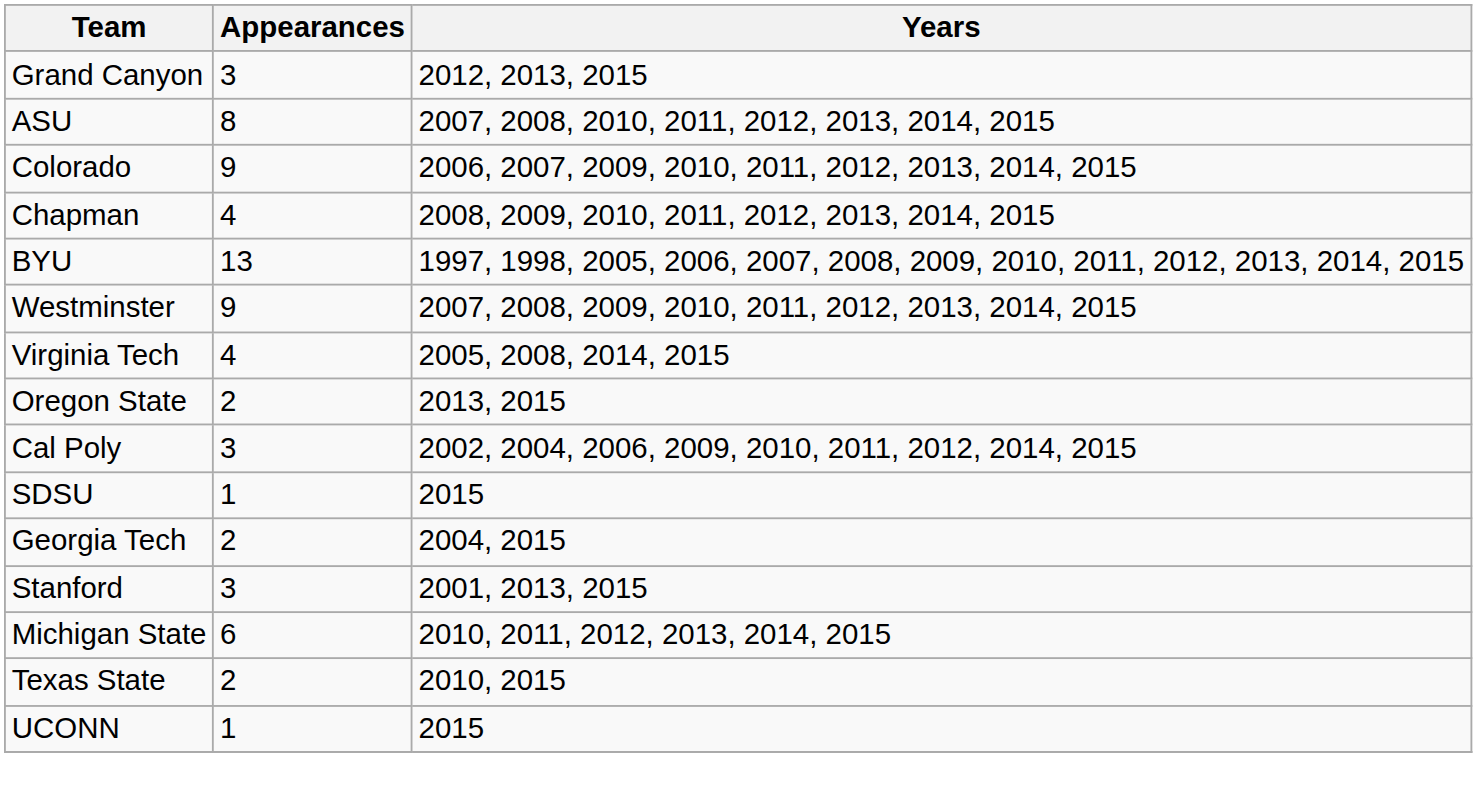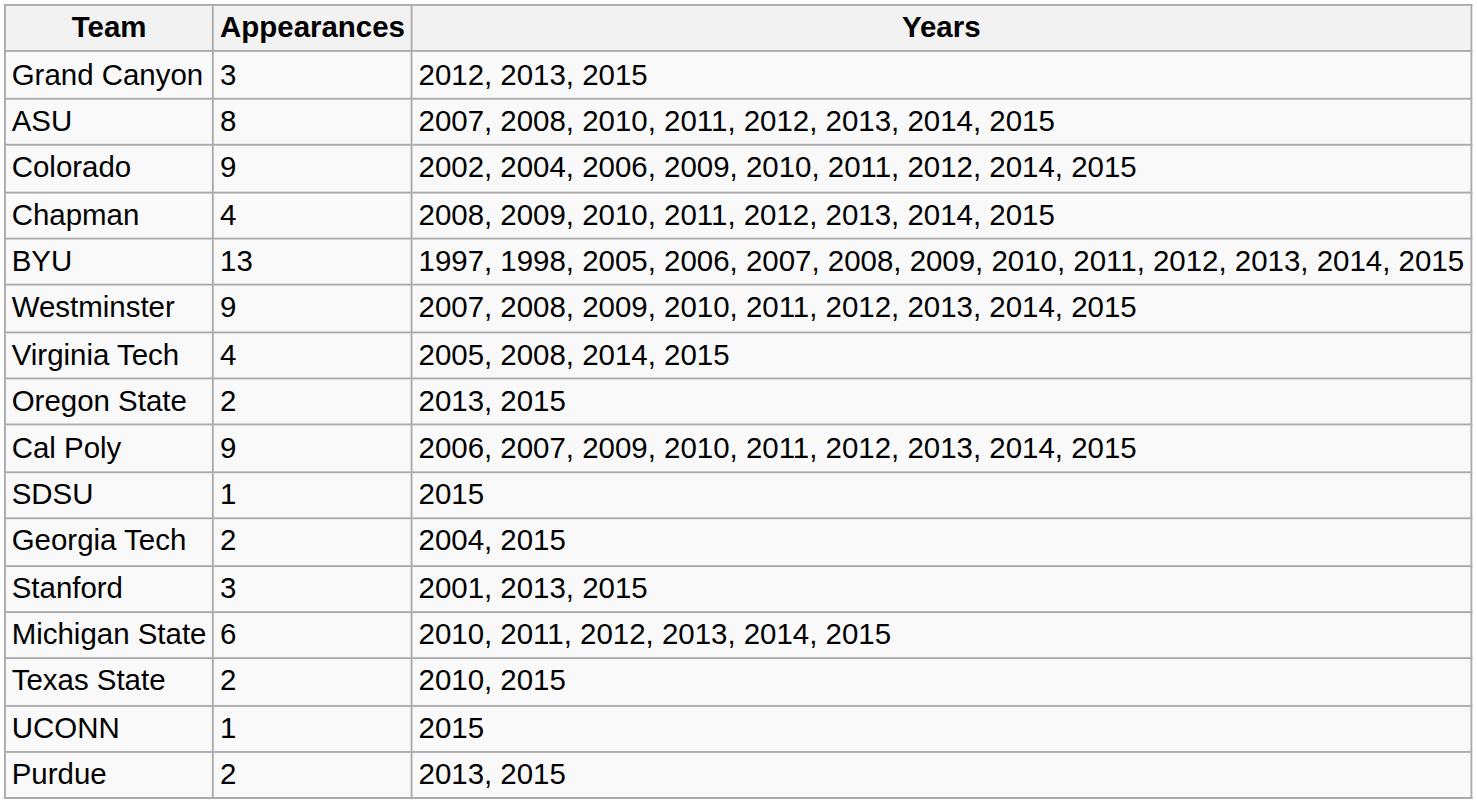(778, 167) 2006, 2007, 2009, 2010, 2011, 2012, 2013, 2014, 2015 -> (778, 167) 2002, 2004, 2006, 2009, 2010, 2011, 2012, 2014, 2015
(228, 448) 3 -> (228, 448) 9
(778, 448) 2002, 2004, 2006, 2009, 2010, 2011, 2012, 2014, 2015 -> (778, 448) 2006, 2007, 2009, 2010, 2011, 2012, 2013, 2014, 2015
+ row: (59, 774)
